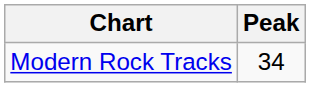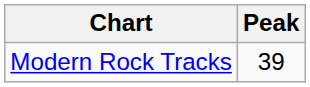(271, 61) 34 -> (271, 61) 39
